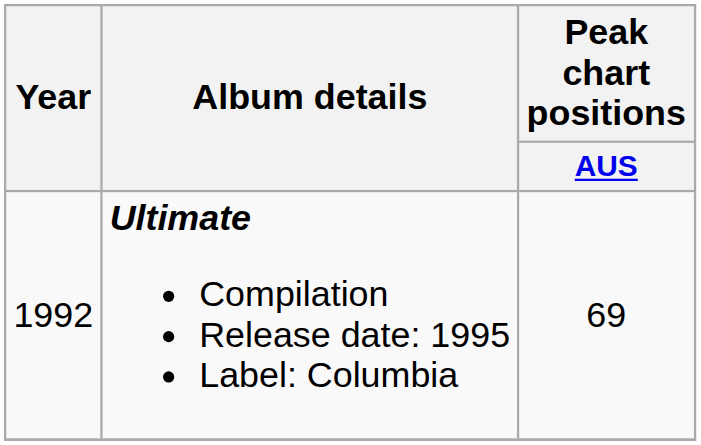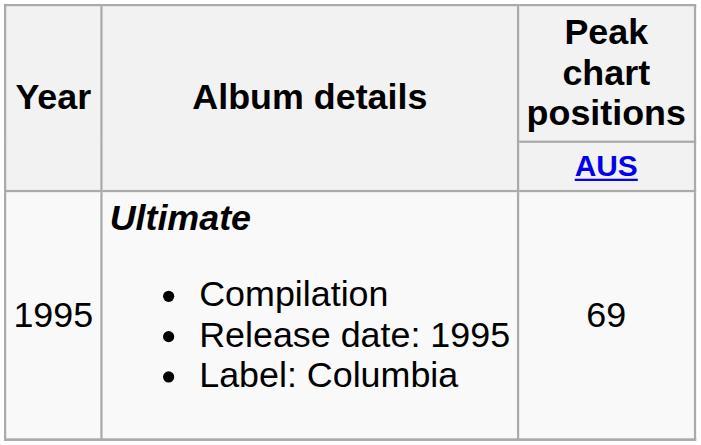(53, 314) 1992 -> (53, 314) 1995
